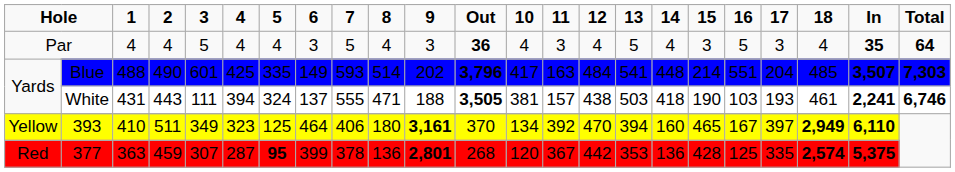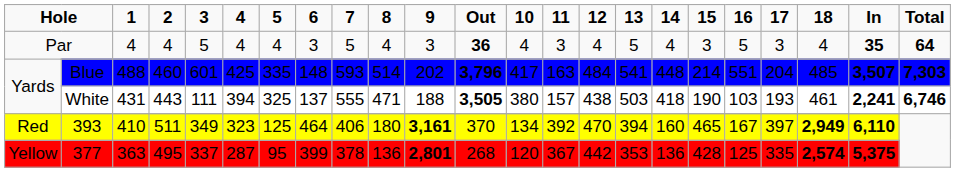(168, 72) 490 -> (168, 72) 460
(314, 72) 149 -> (314, 72) 148
(277, 99) 324 -> (277, 99) 325
(524, 99) 381 -> (524, 99) 380
(33, 126) Yellow -> (33, 126) Red
(33, 153) Red -> (33, 153) Yellow
(168, 153) 459 -> (168, 153) 495
(204, 153) 307 -> (204, 153) 337
(277, 153) bold -> (277, 153) normal
